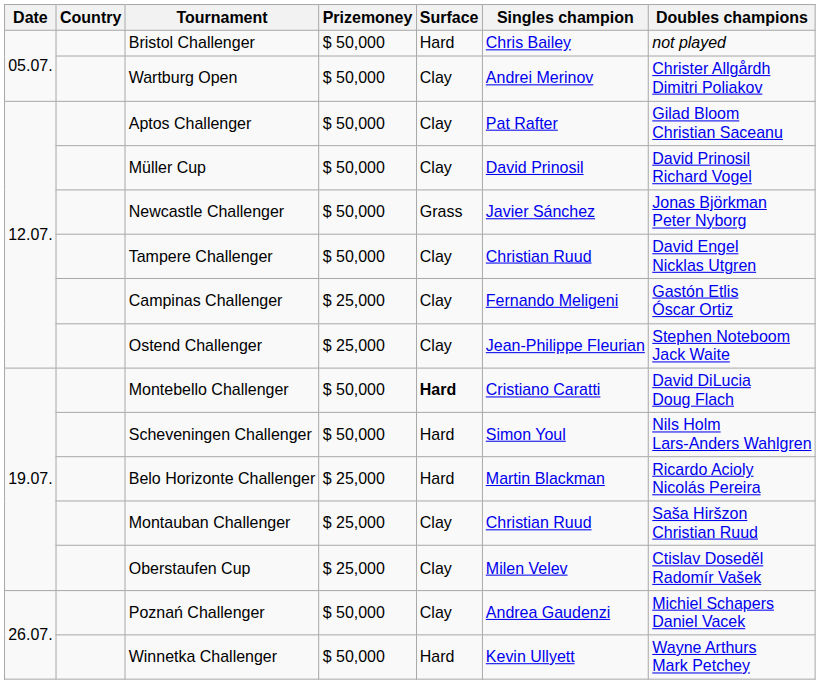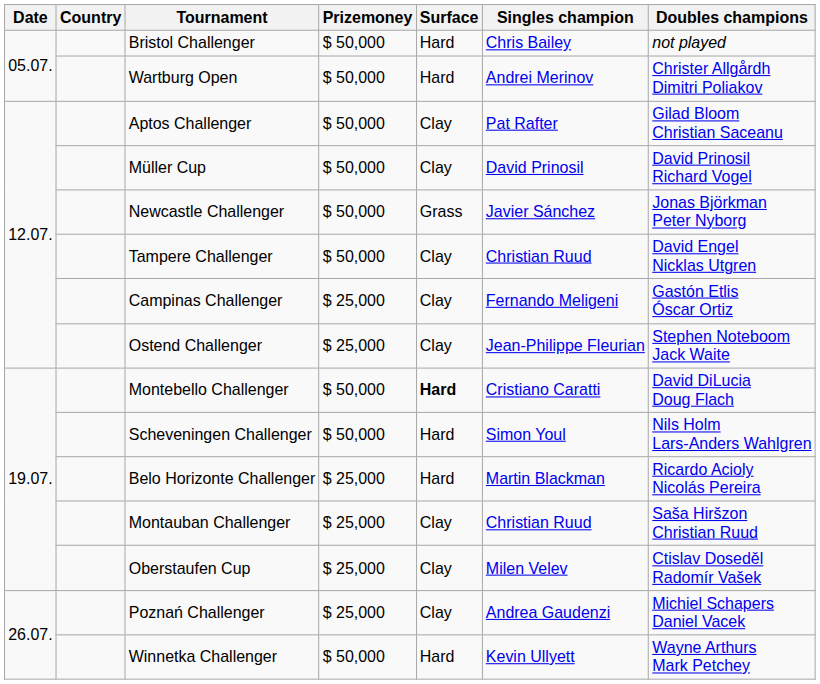(436, 78) Clay -> (437, 78) Hard
(354, 611) $ 50,000 -> (354, 611) $ 25,000
